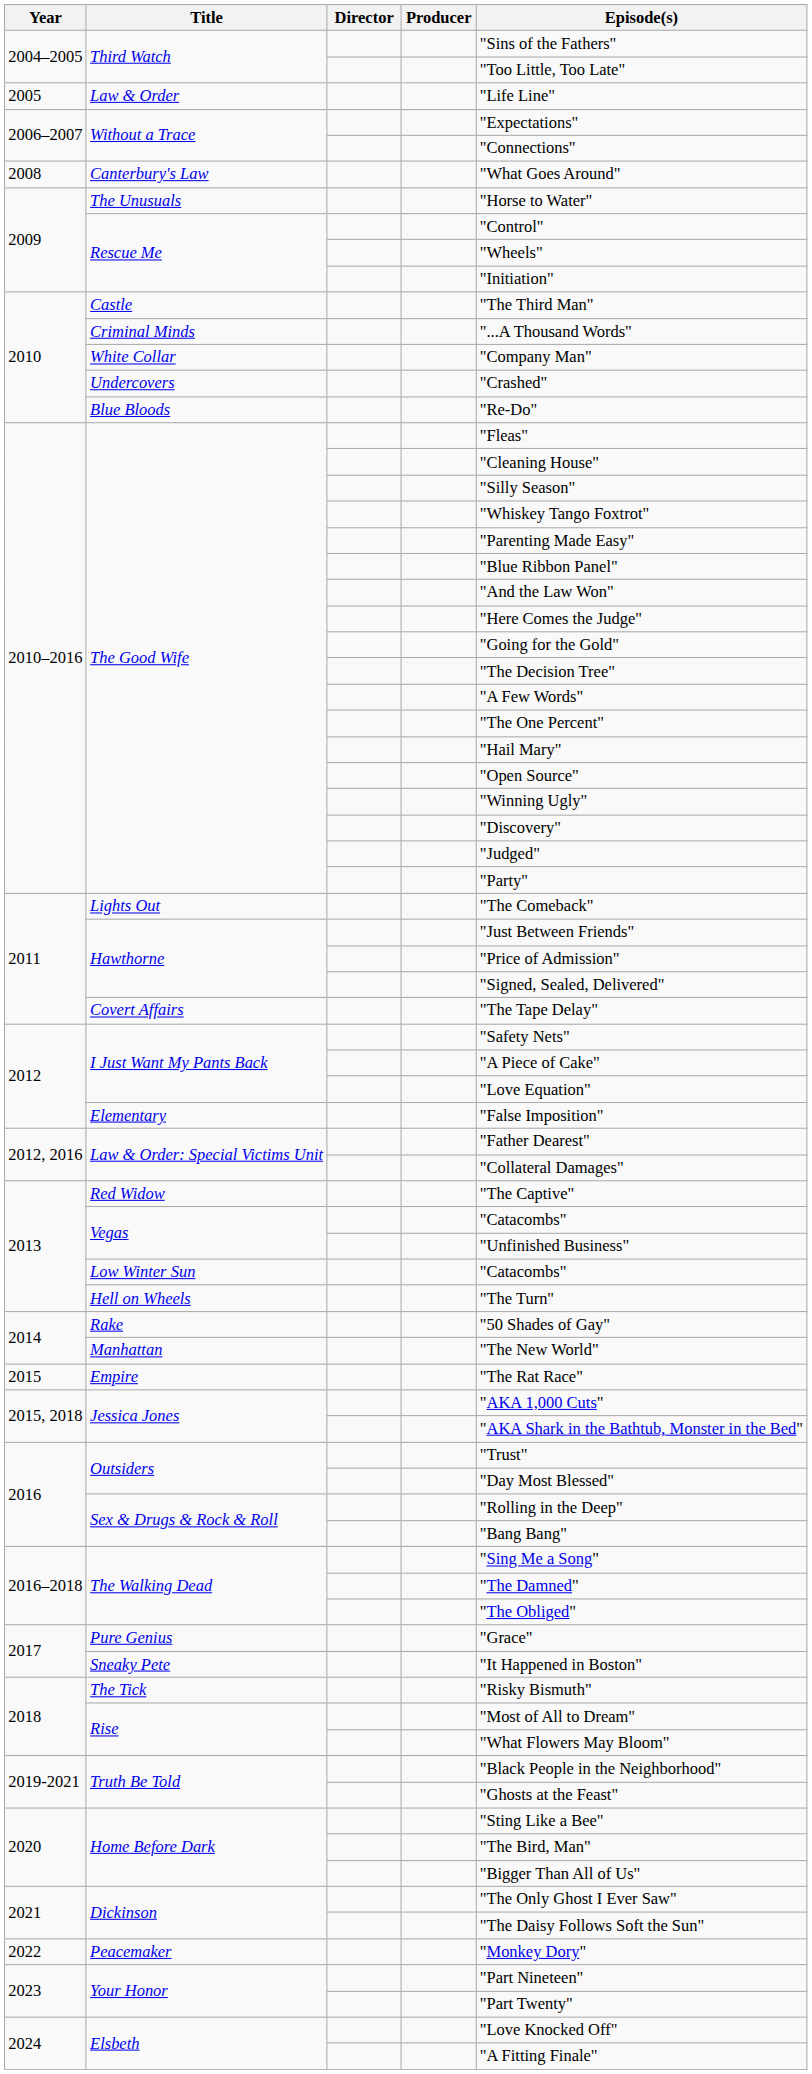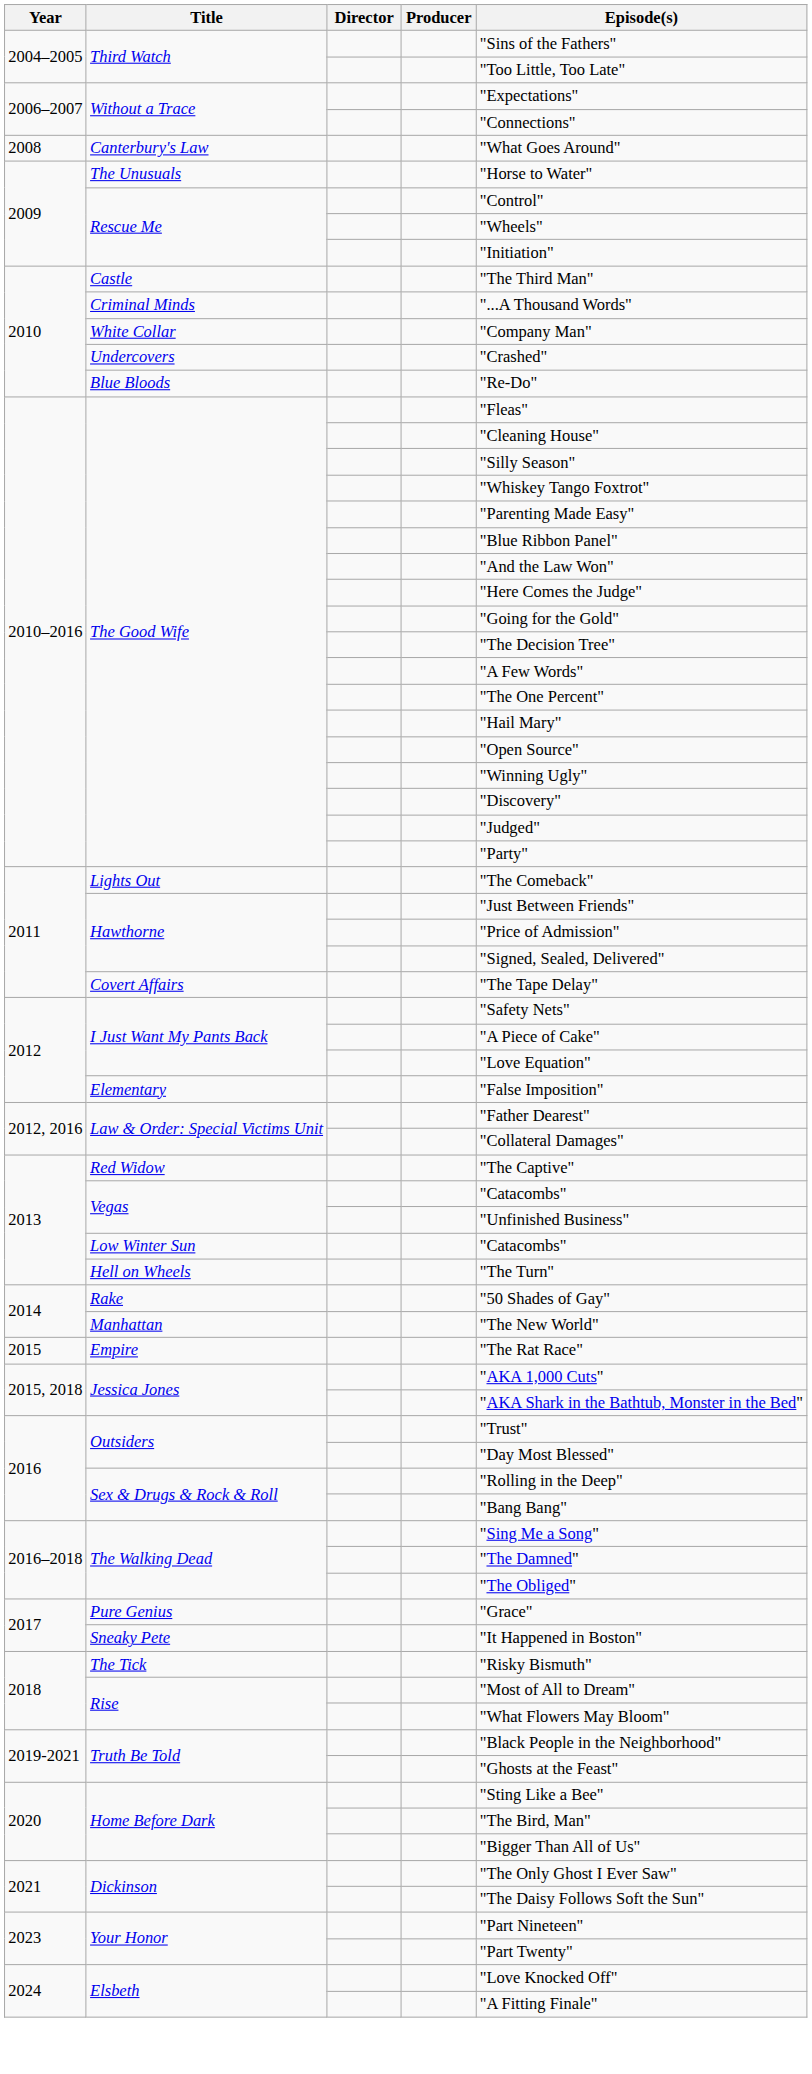- row: (25, 95)
- row: (25, 1951)
